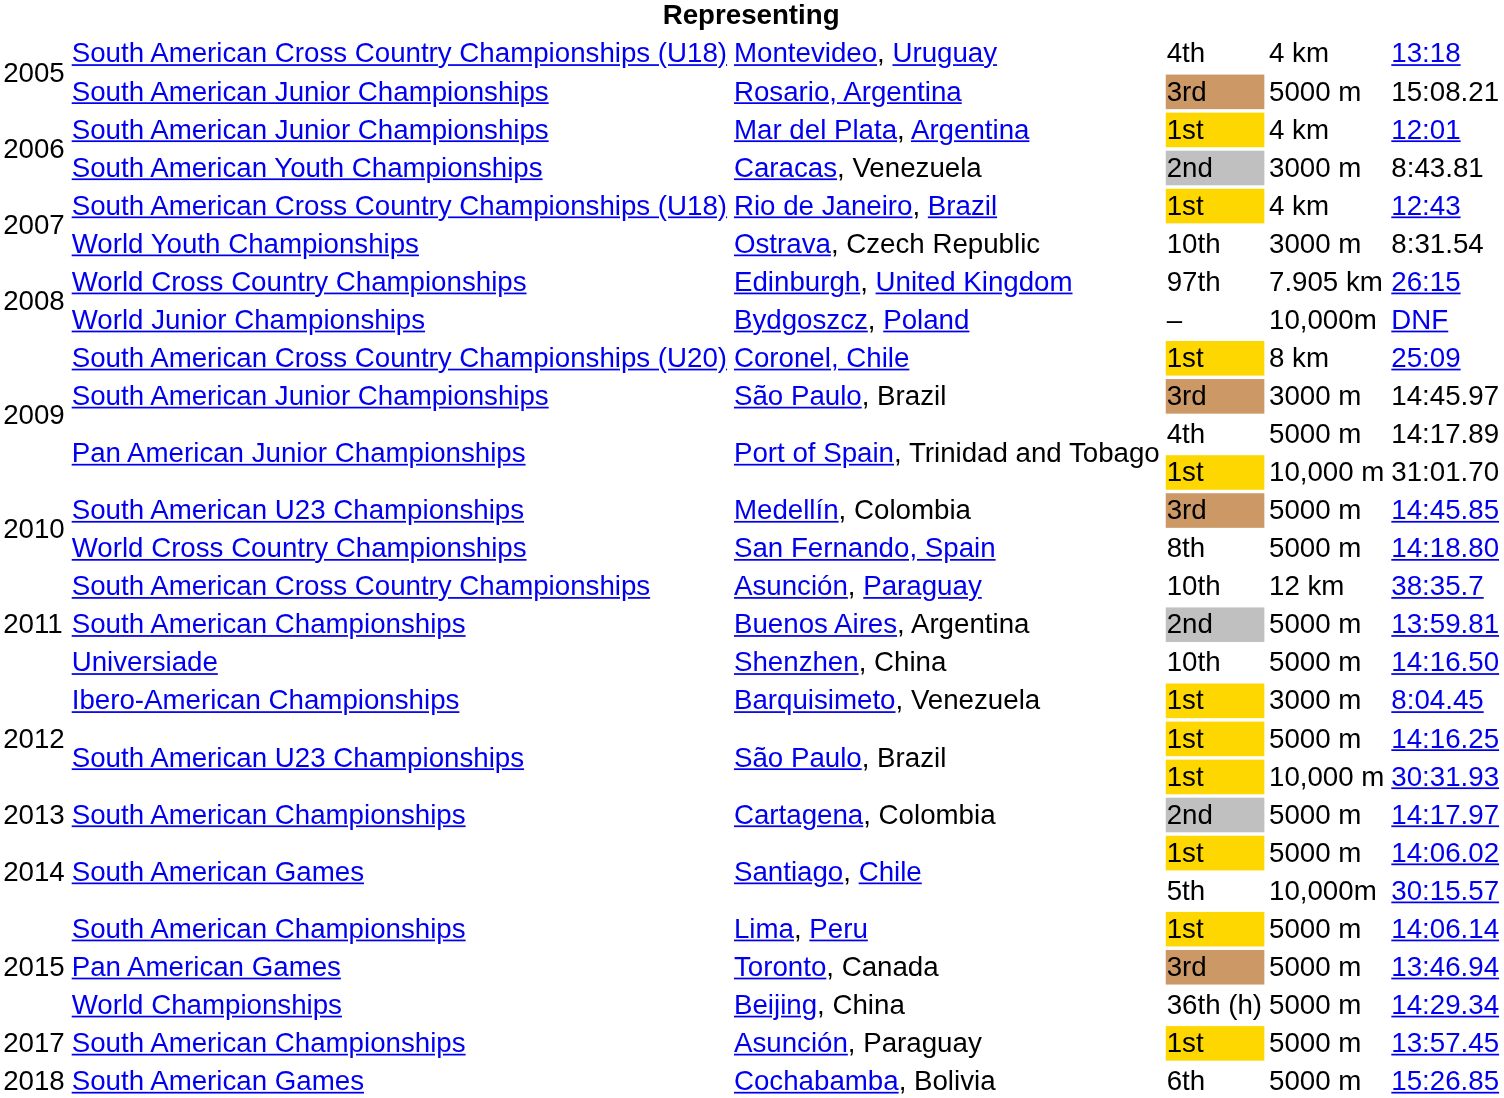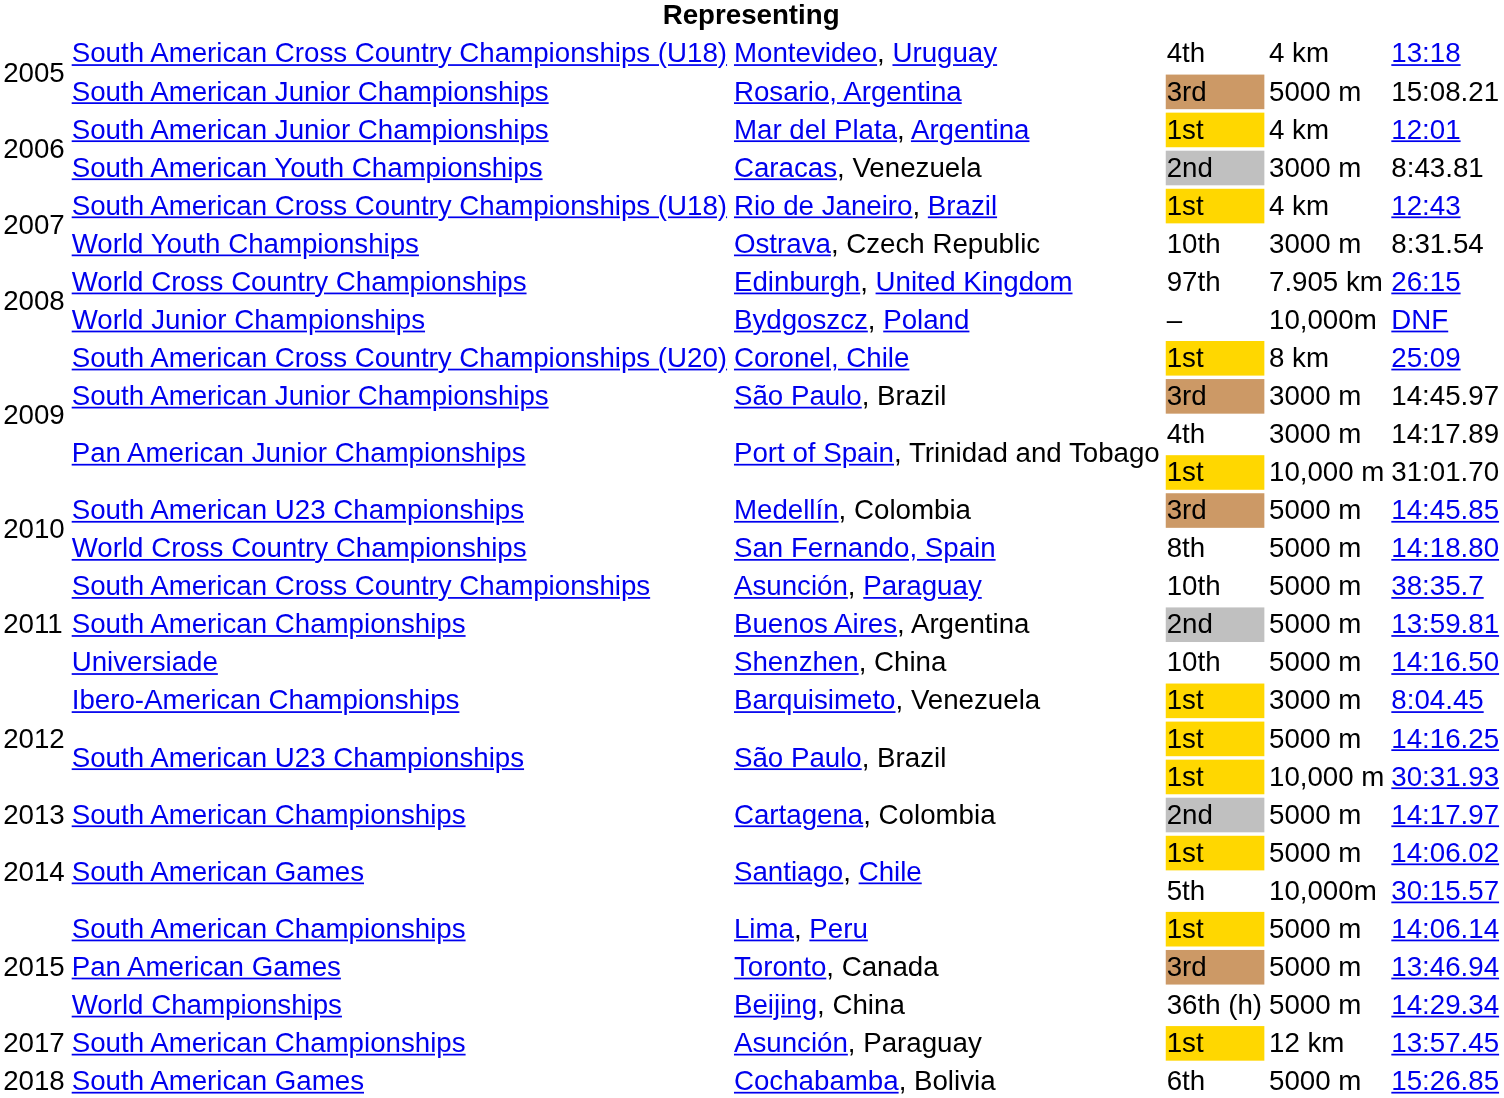(1315, 434) 5000 m -> (1315, 434) 3000 m
(1307, 586) 12 km -> (1315, 586) 5000 m
(1315, 1043) 5000 m -> (1307, 1043) 12 km
